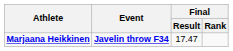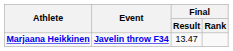(187, 40) 17.47 -> (187, 40) 13.47
